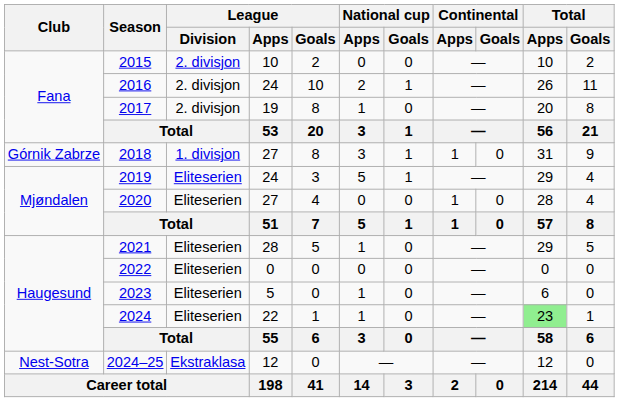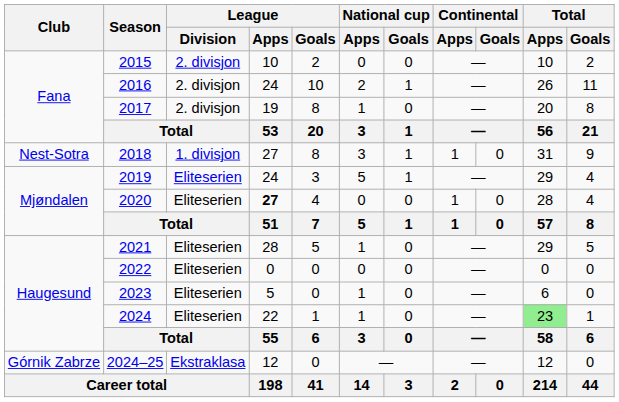(54, 154) Górnik Zabrze -> (54, 154) Nest-Sotra
(270, 200) normal -> (270, 200) bold
(54, 362) Nest-Sotra -> (54, 362) Górnik Zabrze
